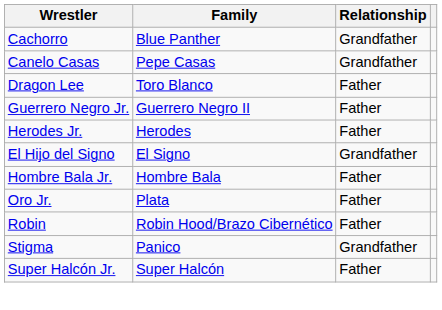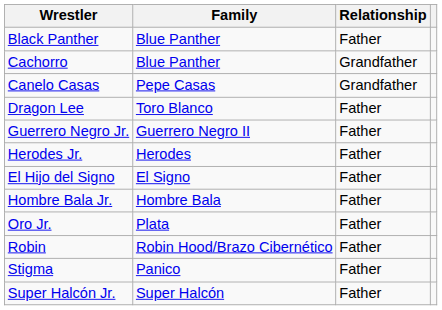+ row: (53, 39)
(378, 154) Grandfather -> (360, 177) Father
(378, 246) Grandfather -> (360, 270) Father
